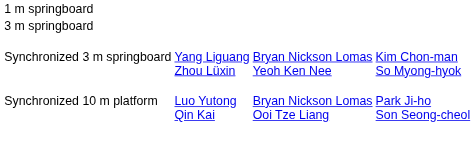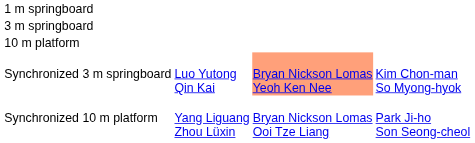+ row: (42, 43)
(212, 64) Yang Liguang Zhou Lüxin -> (206, 80) Luo Yutong Qin Kai
(313, 64) no background -> (313, 80) lightsalmon background
(206, 108) Luo Yutong Qin Kai -> (212, 125) Yang Liguang Zhou Lüxin
